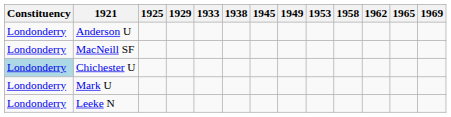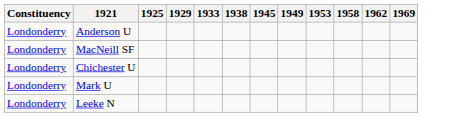- column: (404, 13)
(37, 67) lightblue background -> (37, 67) no background
